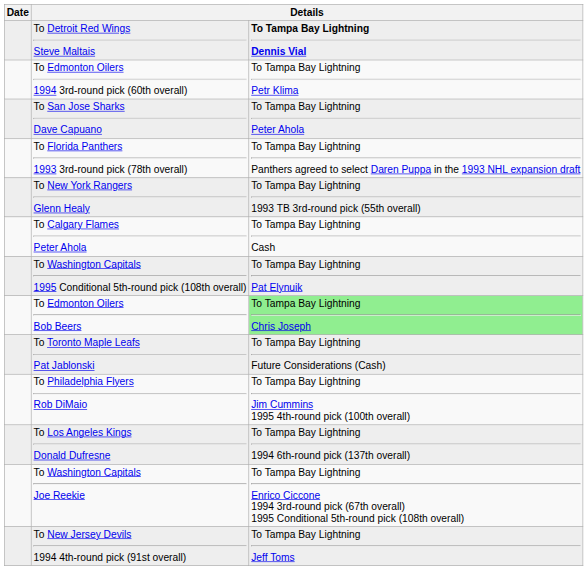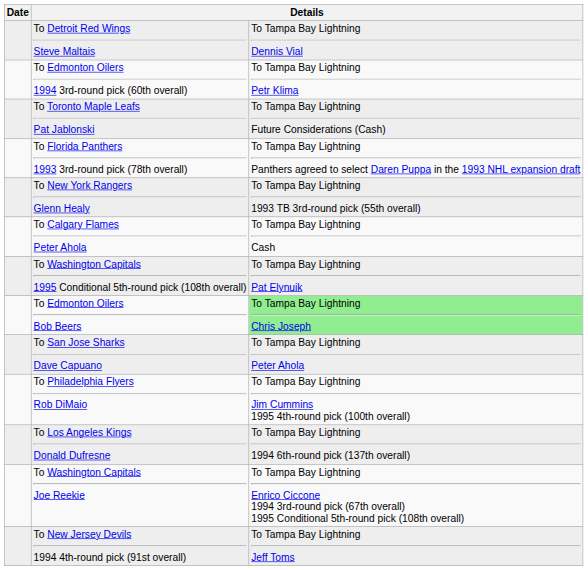(416, 40) bold -> (416, 40) normal
rows swapped: (140, 118) <-> (140, 354)
